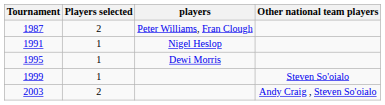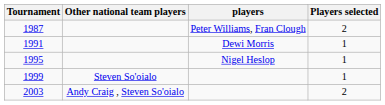columns swapped: (99, 12) <-> (318, 12)
(195, 44) Nigel Heslop -> (248, 44) Dewi Morris
(195, 60) Dewi Morris -> (248, 60) Nigel Heslop
